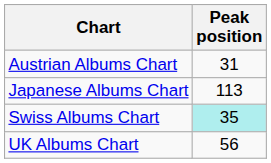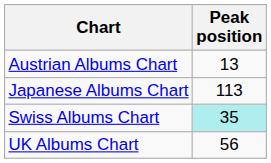(229, 63) 31 -> (229, 63) 13
